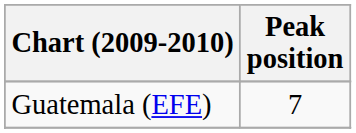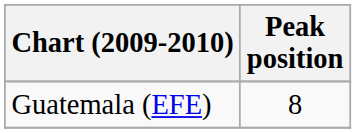(295, 104) 7 -> (295, 104) 8
